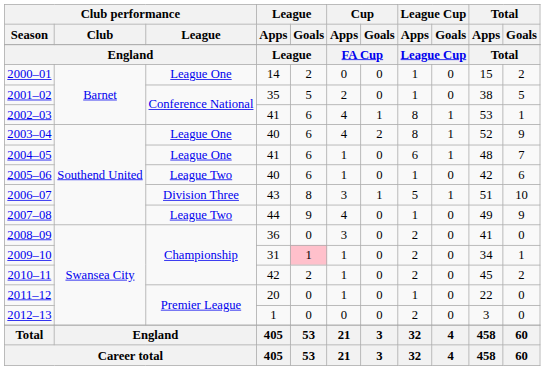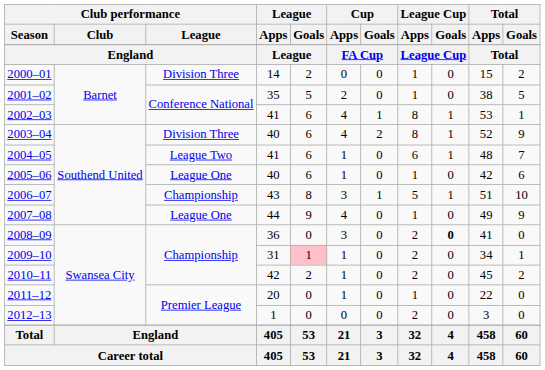(201, 74) League One -> (201, 74) Division Three
(201, 134) League One -> (201, 134) Division Three
(201, 154) League One -> (201, 154) League Two
(201, 174) League Two -> (201, 174) League One
(201, 194) Division Three -> (201, 194) Championship
(201, 214) League Two -> (201, 214) League One
(451, 235) normal -> (451, 235) bold
